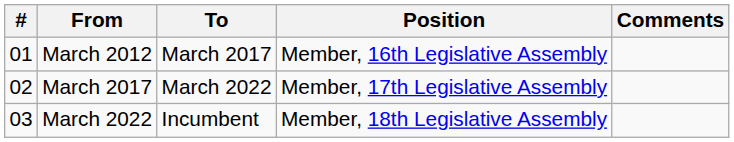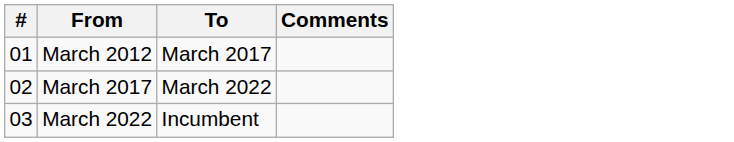- column: (444, 20)
